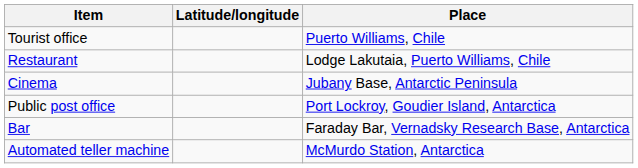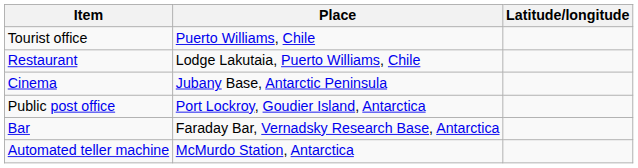columns swapped: (468, 15) <-> (237, 15)
